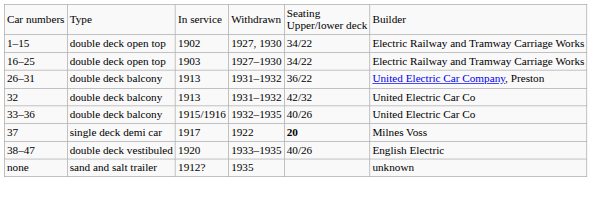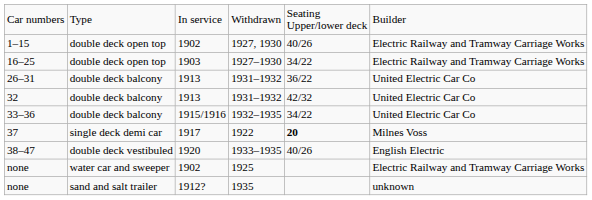(299, 43) 34/22 -> (299, 43) 40/26
(458, 79) United Electric Car Company, Preston -> (424, 79) United Electric Car Co
(299, 114) 40/26 -> (299, 114) 34/22
+ row: (18, 168)
